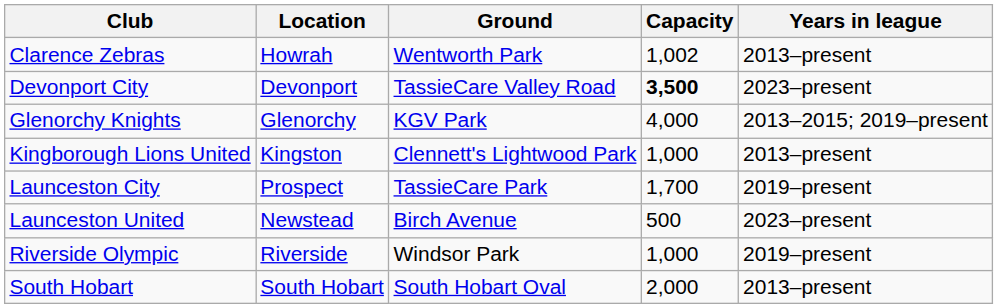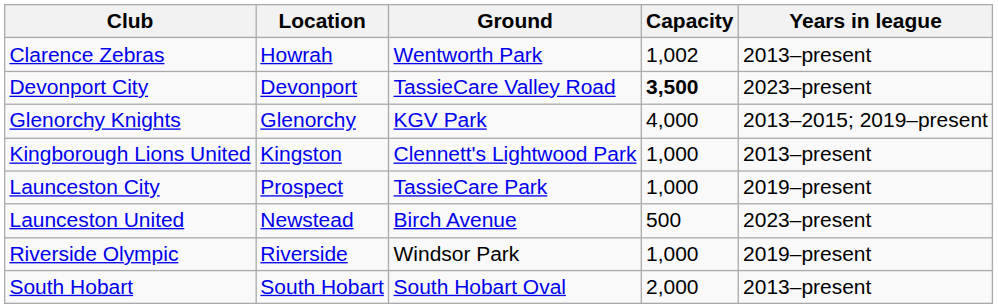(672, 187) 1,700 -> (672, 187) 1,000
